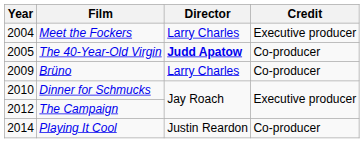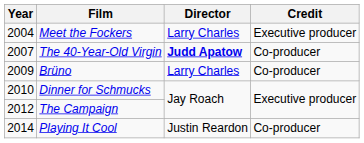(20, 52) 2005 -> (20, 52) 2007
